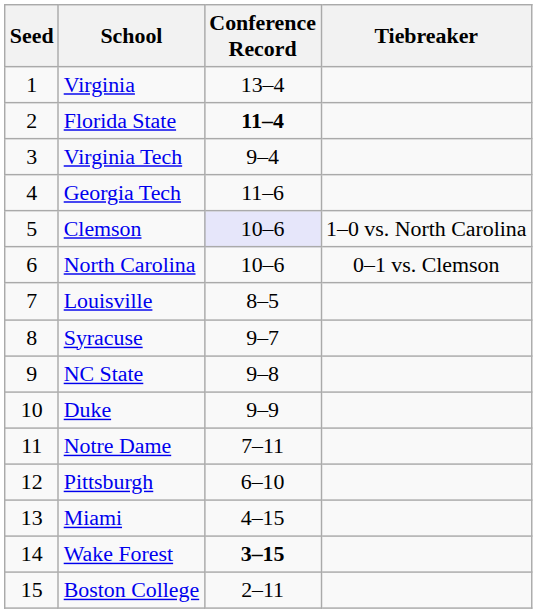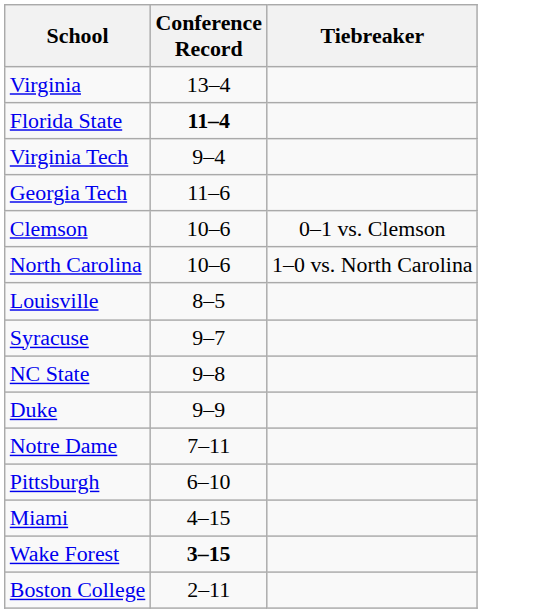- column: (32, 35)
(263, 229) lavender background -> (209, 229) no background
(426, 229) 1–0 vs. North Carolina -> (372, 229) 0–1 vs. Clemson
(426, 265) 0–1 vs. Clemson -> (372, 265) 1–0 vs. North Carolina
